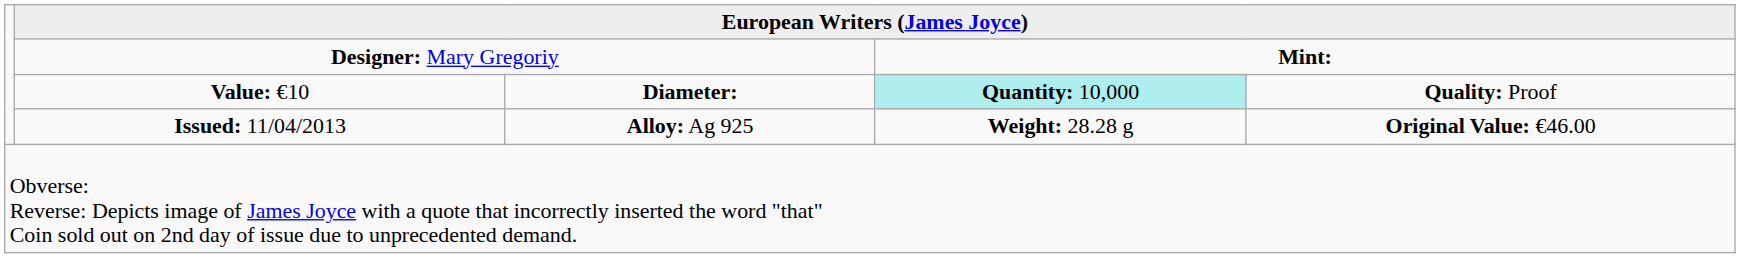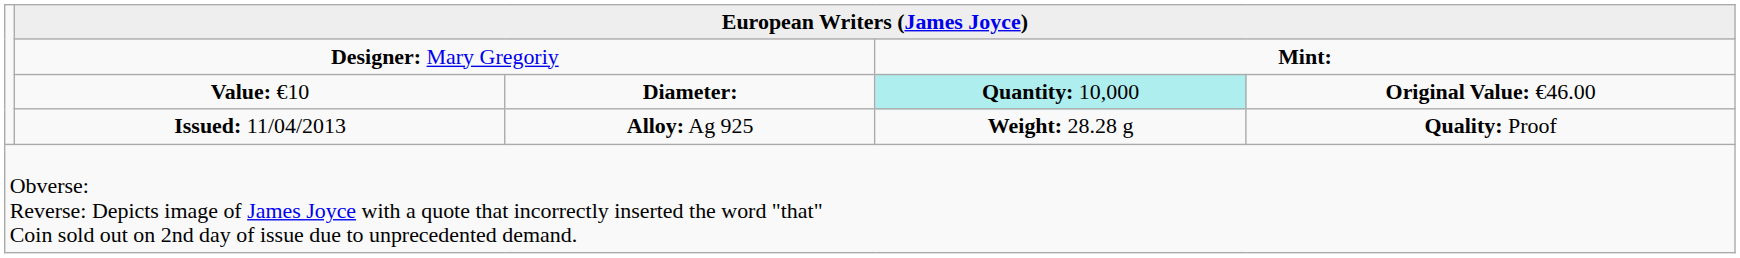(1491, 91) Quality: Proof -> (1491, 91) Original Value: €46.00
(1491, 126) Original Value: €46.00 -> (1491, 126) Quality: Proof
